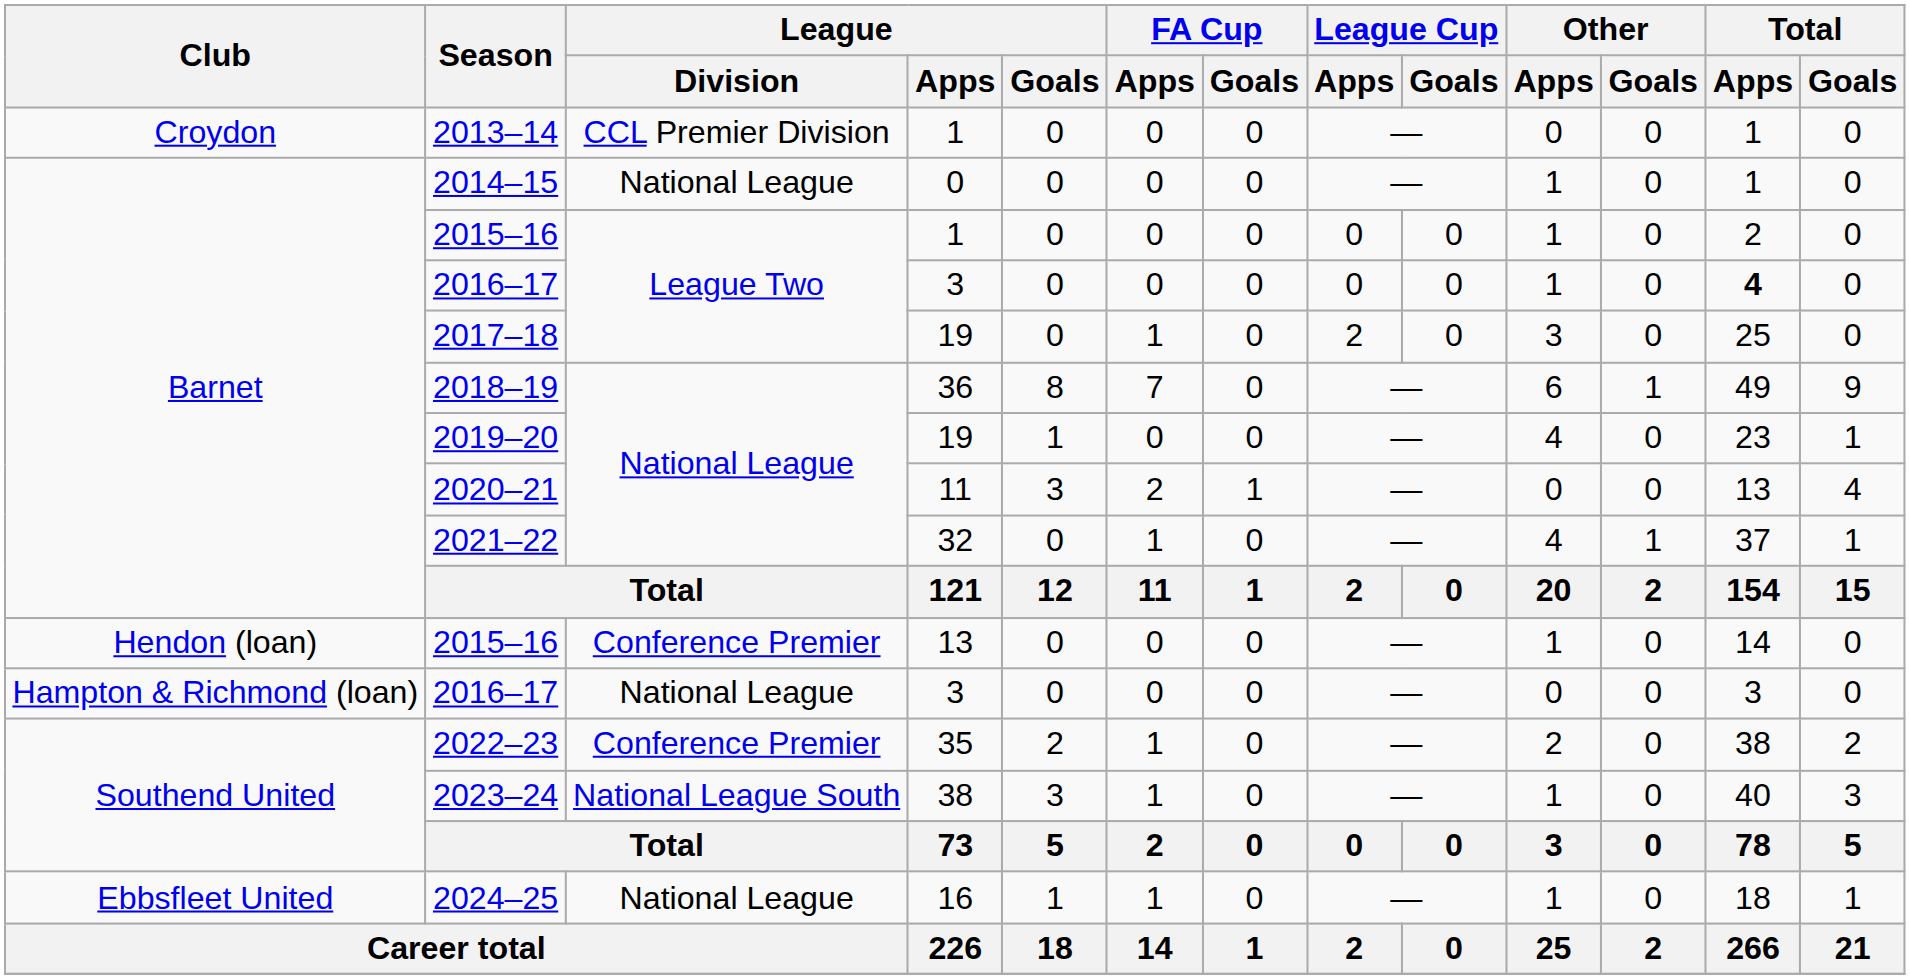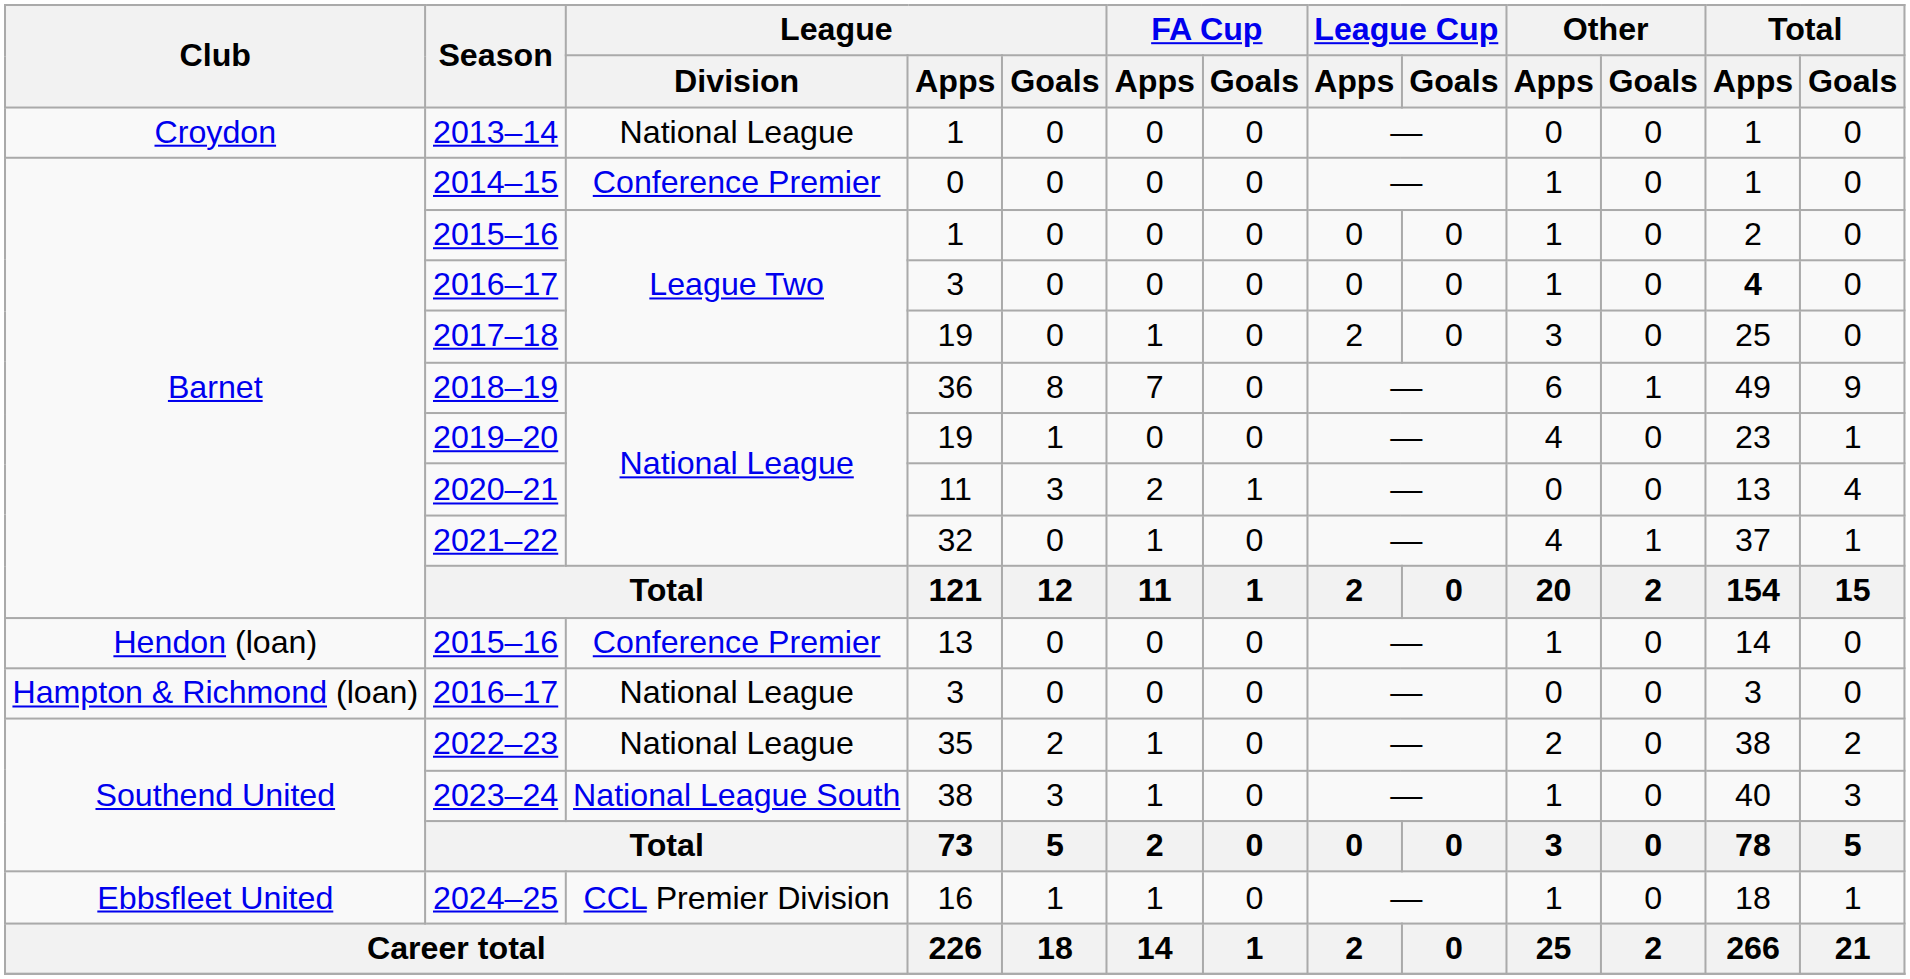(737, 132) CCL Premier Division -> (737, 132) National League
(737, 183) National League -> (737, 183) Conference Premier
(737, 744) Conference Premier -> (737, 744) National League
(737, 897) National League -> (737, 897) CCL Premier Division
